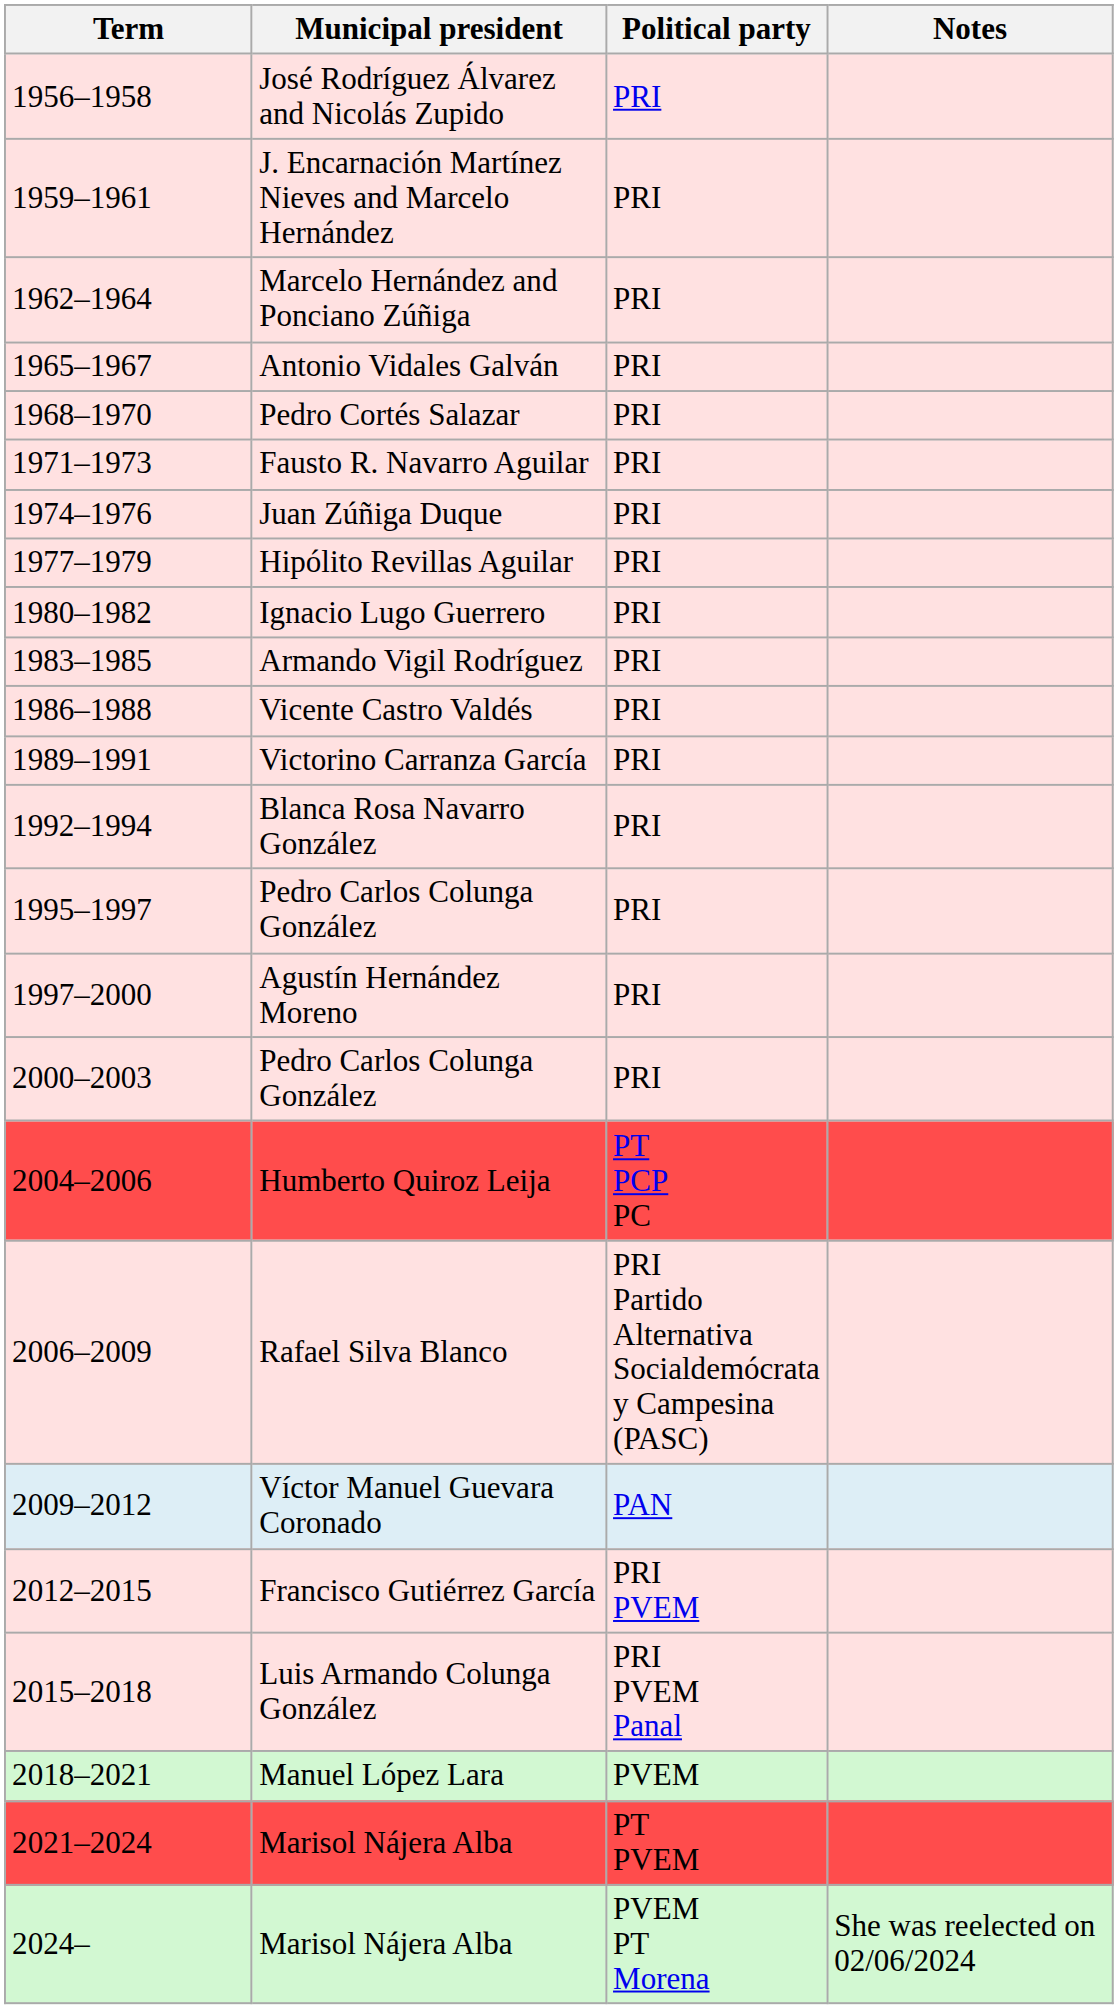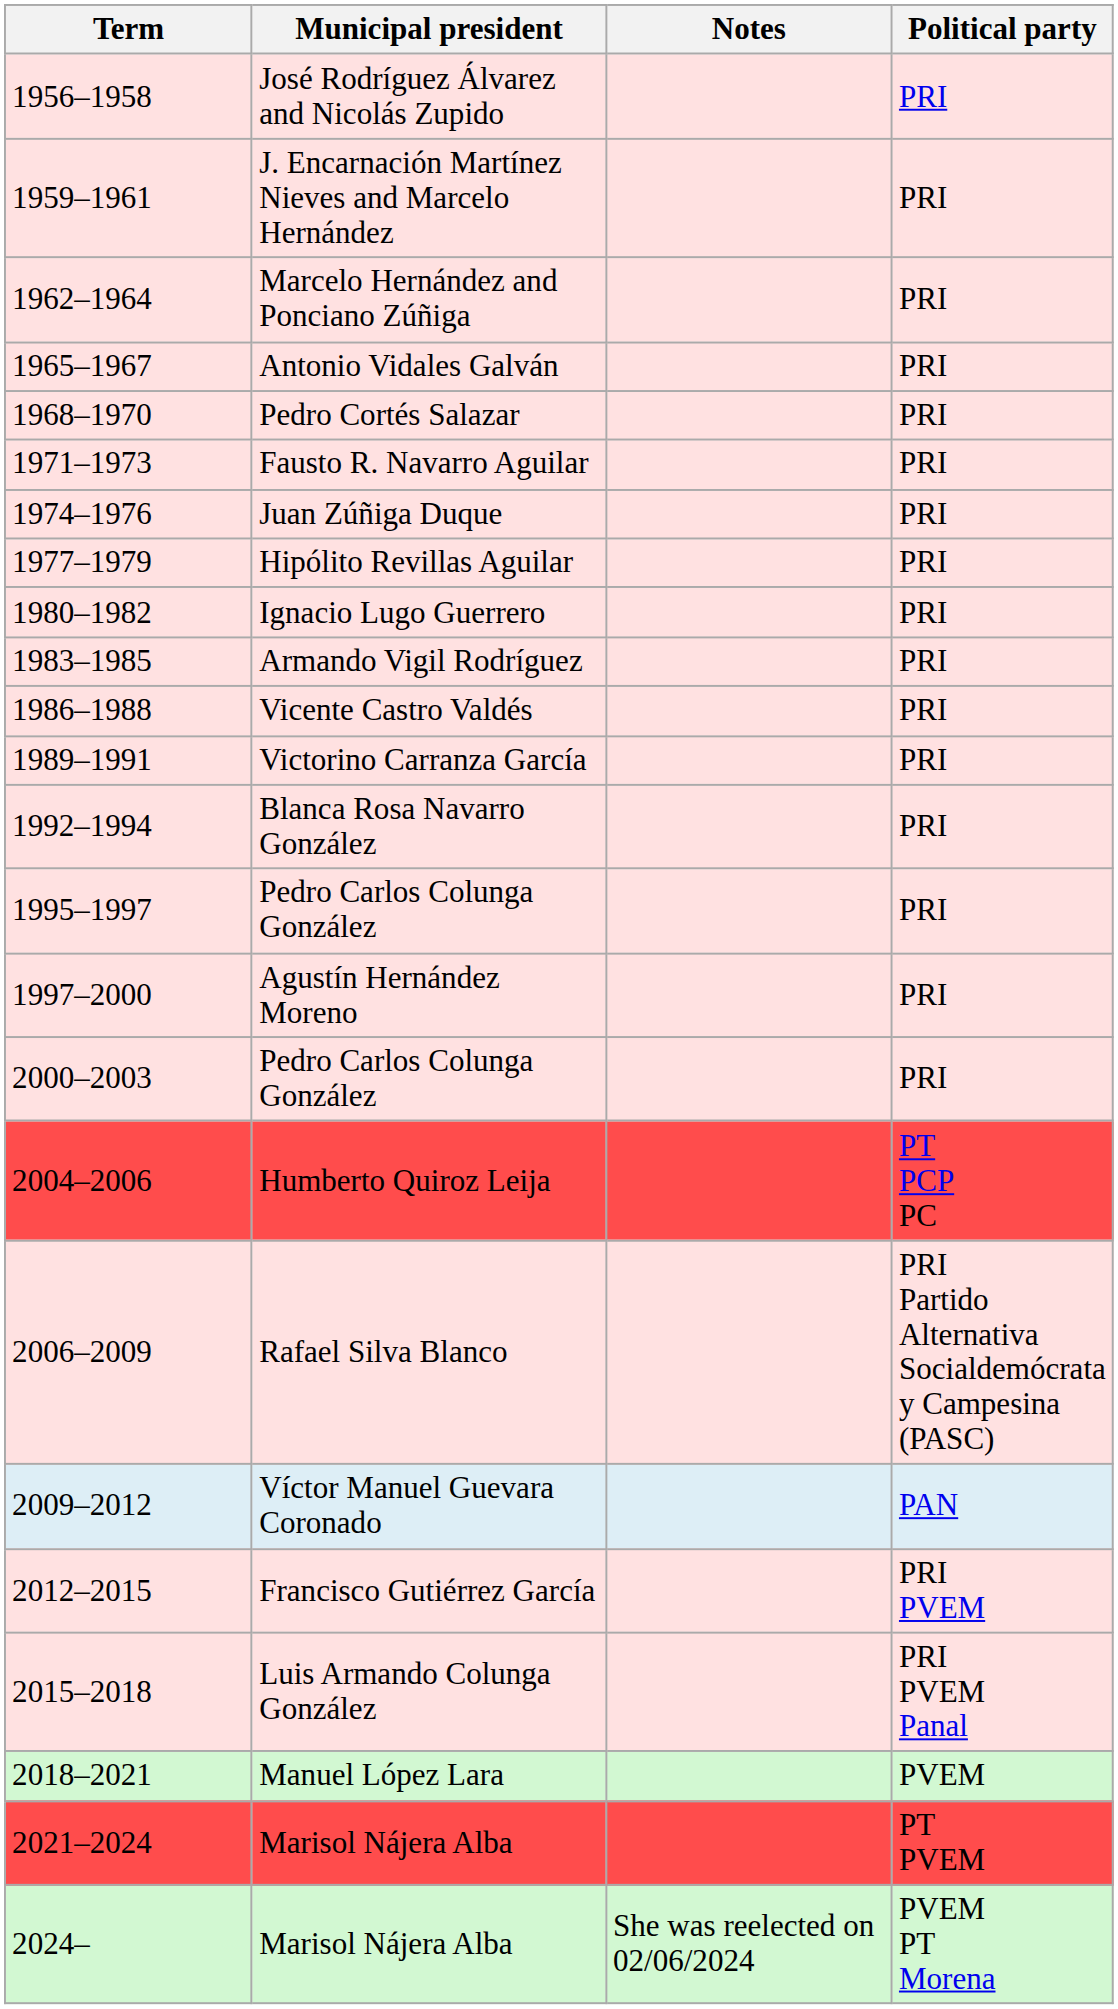columns swapped: (716, 29) <-> (970, 29)
